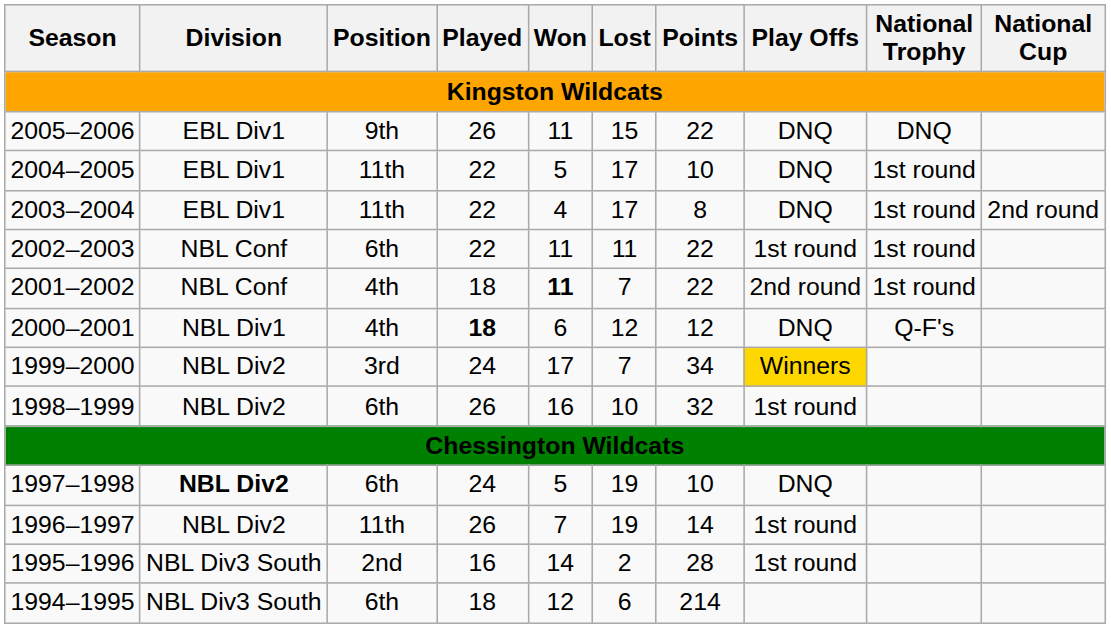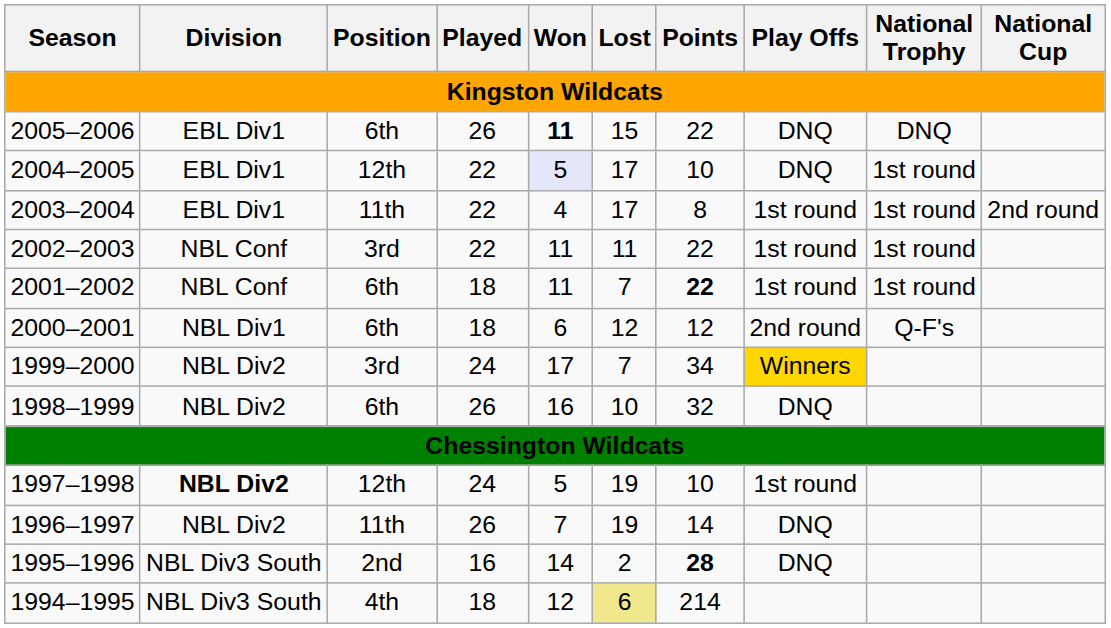(382, 130) 9th -> (382, 130) 6th
(560, 130) normal -> (560, 130) bold
(382, 170) 11th -> (382, 170) 12th
(560, 170) no background -> (560, 170) lavender background
(805, 209) DNQ -> (805, 209) 1st round
(382, 248) 6th -> (382, 248) 3rd
(382, 288) 4th -> (382, 288) 6th
(560, 288) bold -> (560, 288) normal
(700, 288) normal -> (700, 288) bold
(805, 288) 2nd round -> (805, 288) 1st round
(382, 327) 4th -> (382, 327) 6th
(482, 327) bold -> (482, 327) normal
(805, 327) DNQ -> (805, 327) 2nd round
(805, 406) 1st round -> (805, 406) DNQ
(382, 484) 6th -> (382, 484) 12th
(805, 484) DNQ -> (805, 484) 1st round
(805, 524) 1st round -> (805, 524) DNQ
(700, 563) normal -> (700, 563) bold
(805, 563) 1st round -> (805, 563) DNQ
(382, 602) 6th -> (382, 602) 4th
(625, 602) no background -> (625, 602) khaki background
